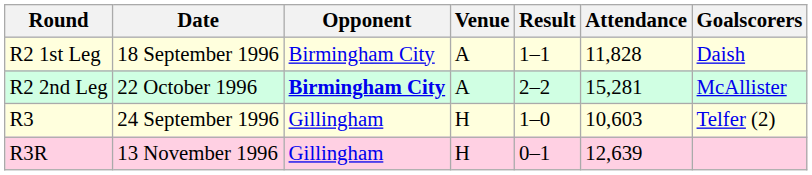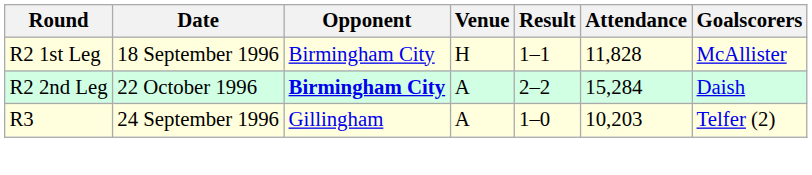(462, 53) A -> (462, 53) H
(721, 53) Daish -> (742, 53) McAllister
(614, 86) 15,281 -> (614, 86) 15,284
(742, 86) McAllister -> (721, 86) Daish
(462, 119) H -> (462, 119) A
(614, 119) 10,603 -> (614, 119) 10,203
- row: (29, 152)
